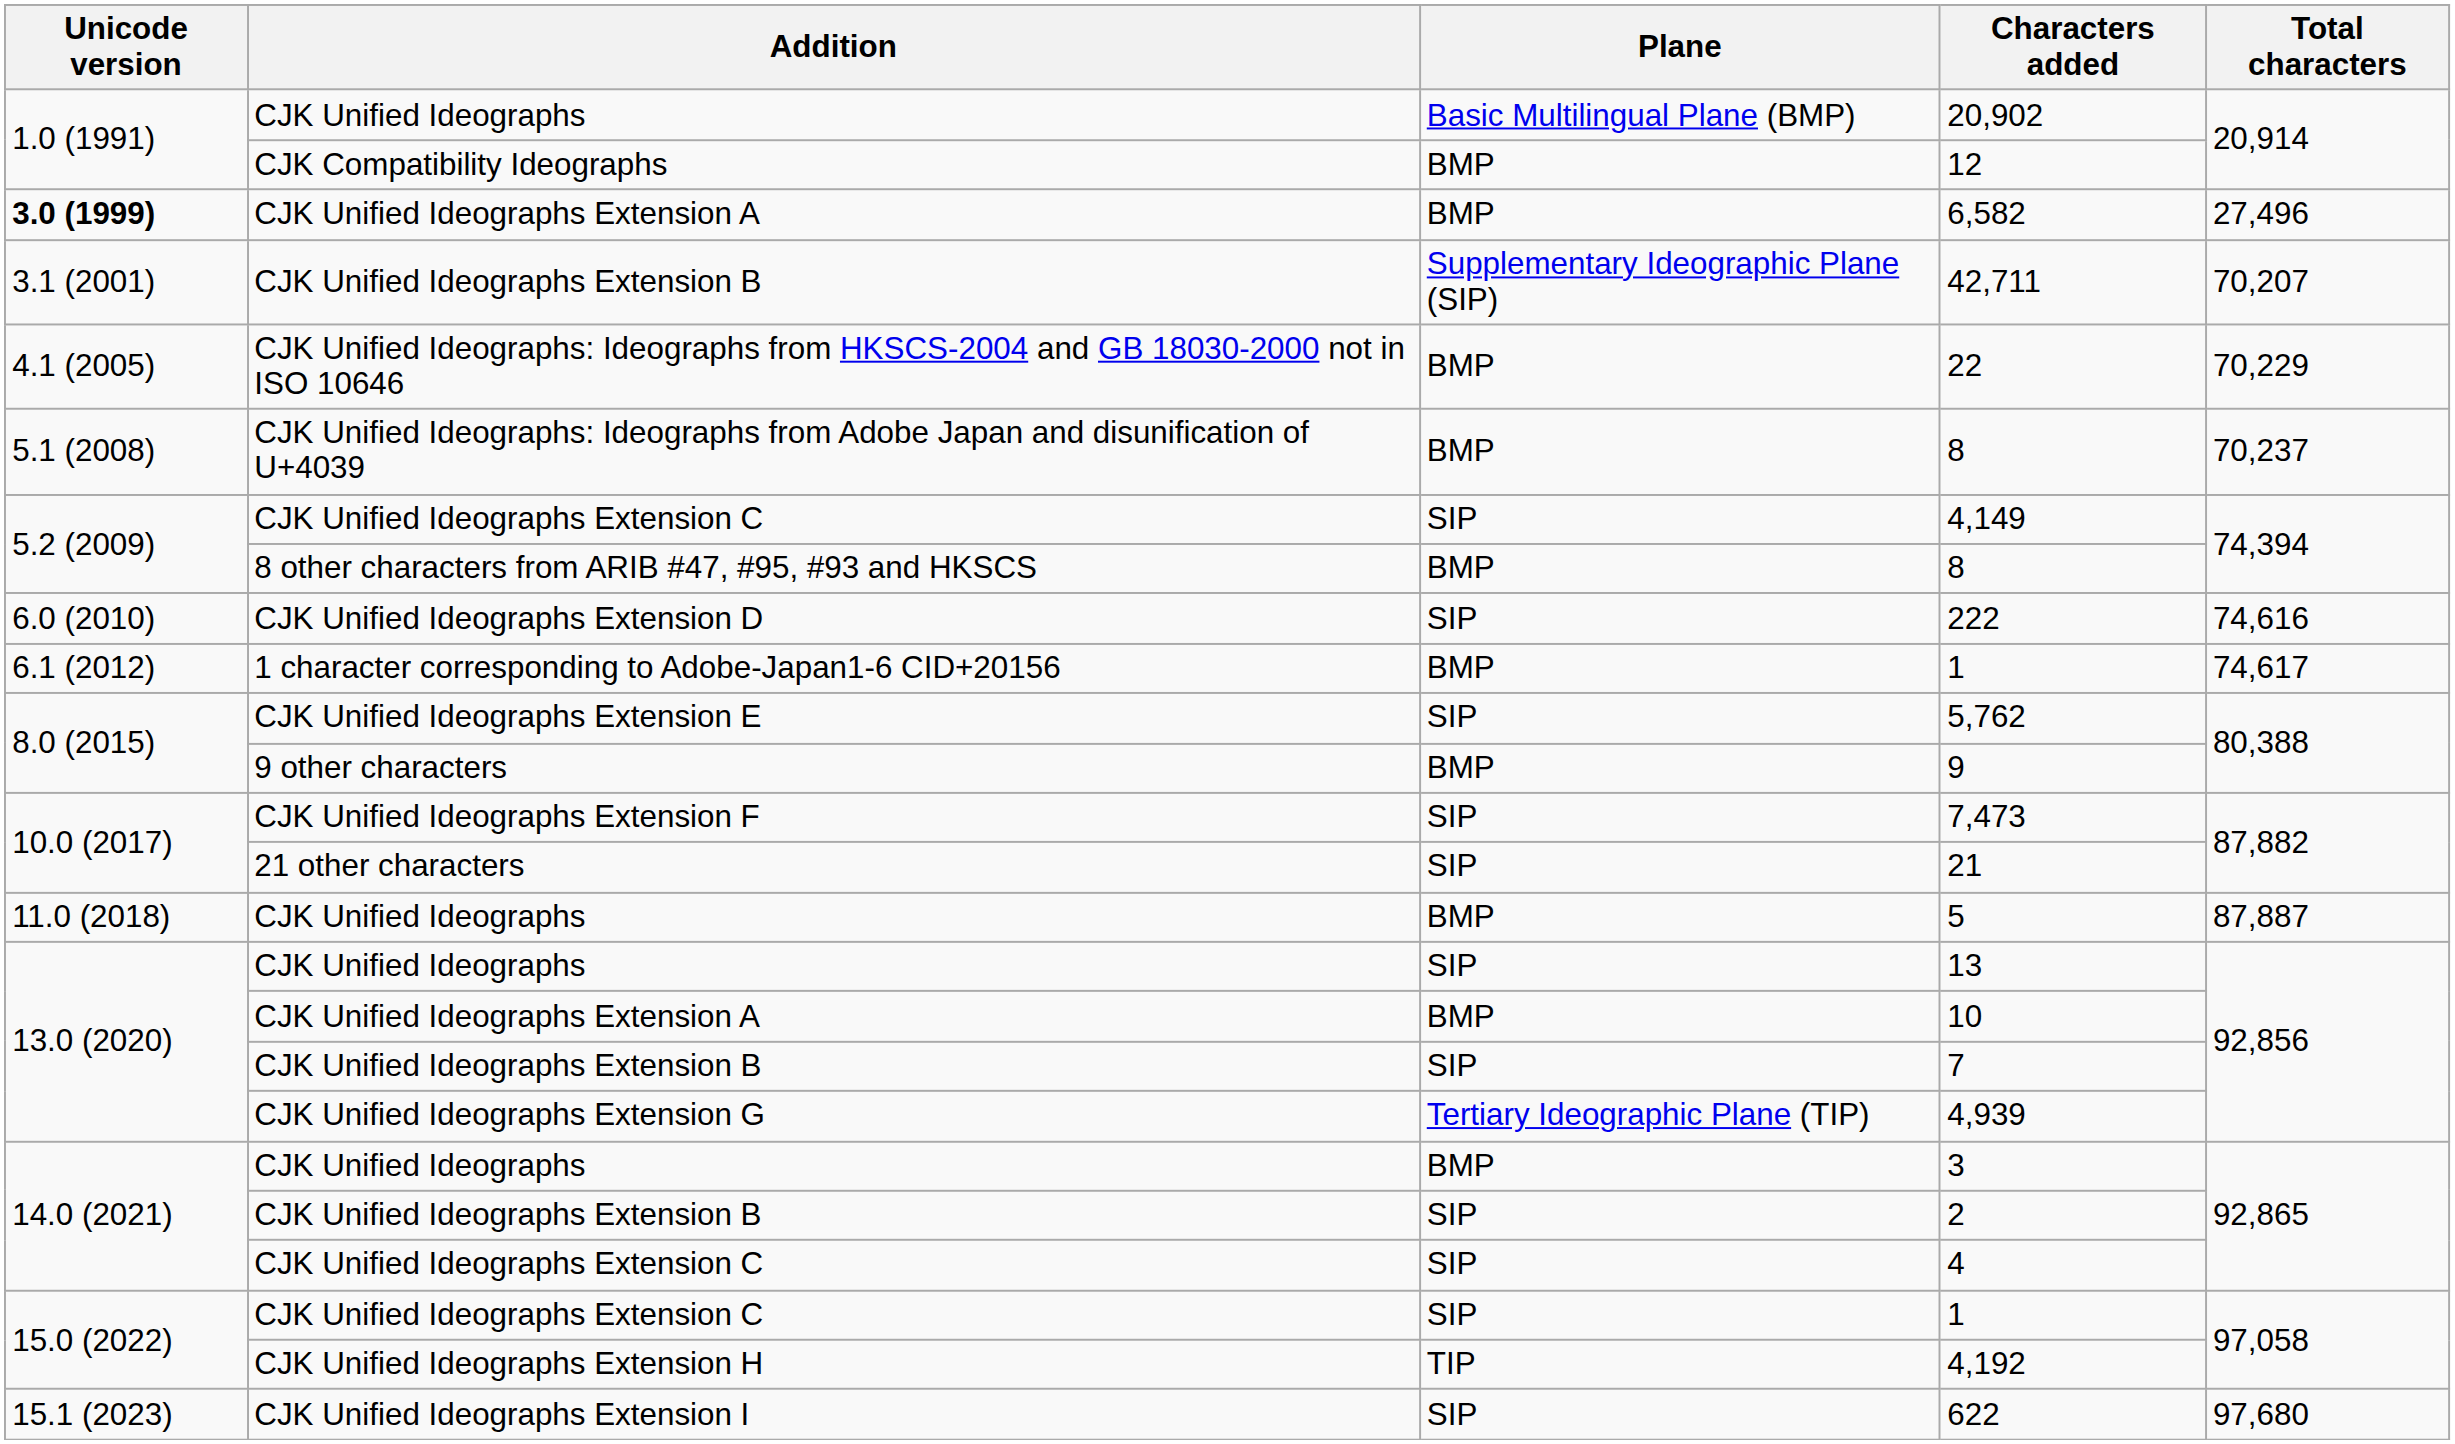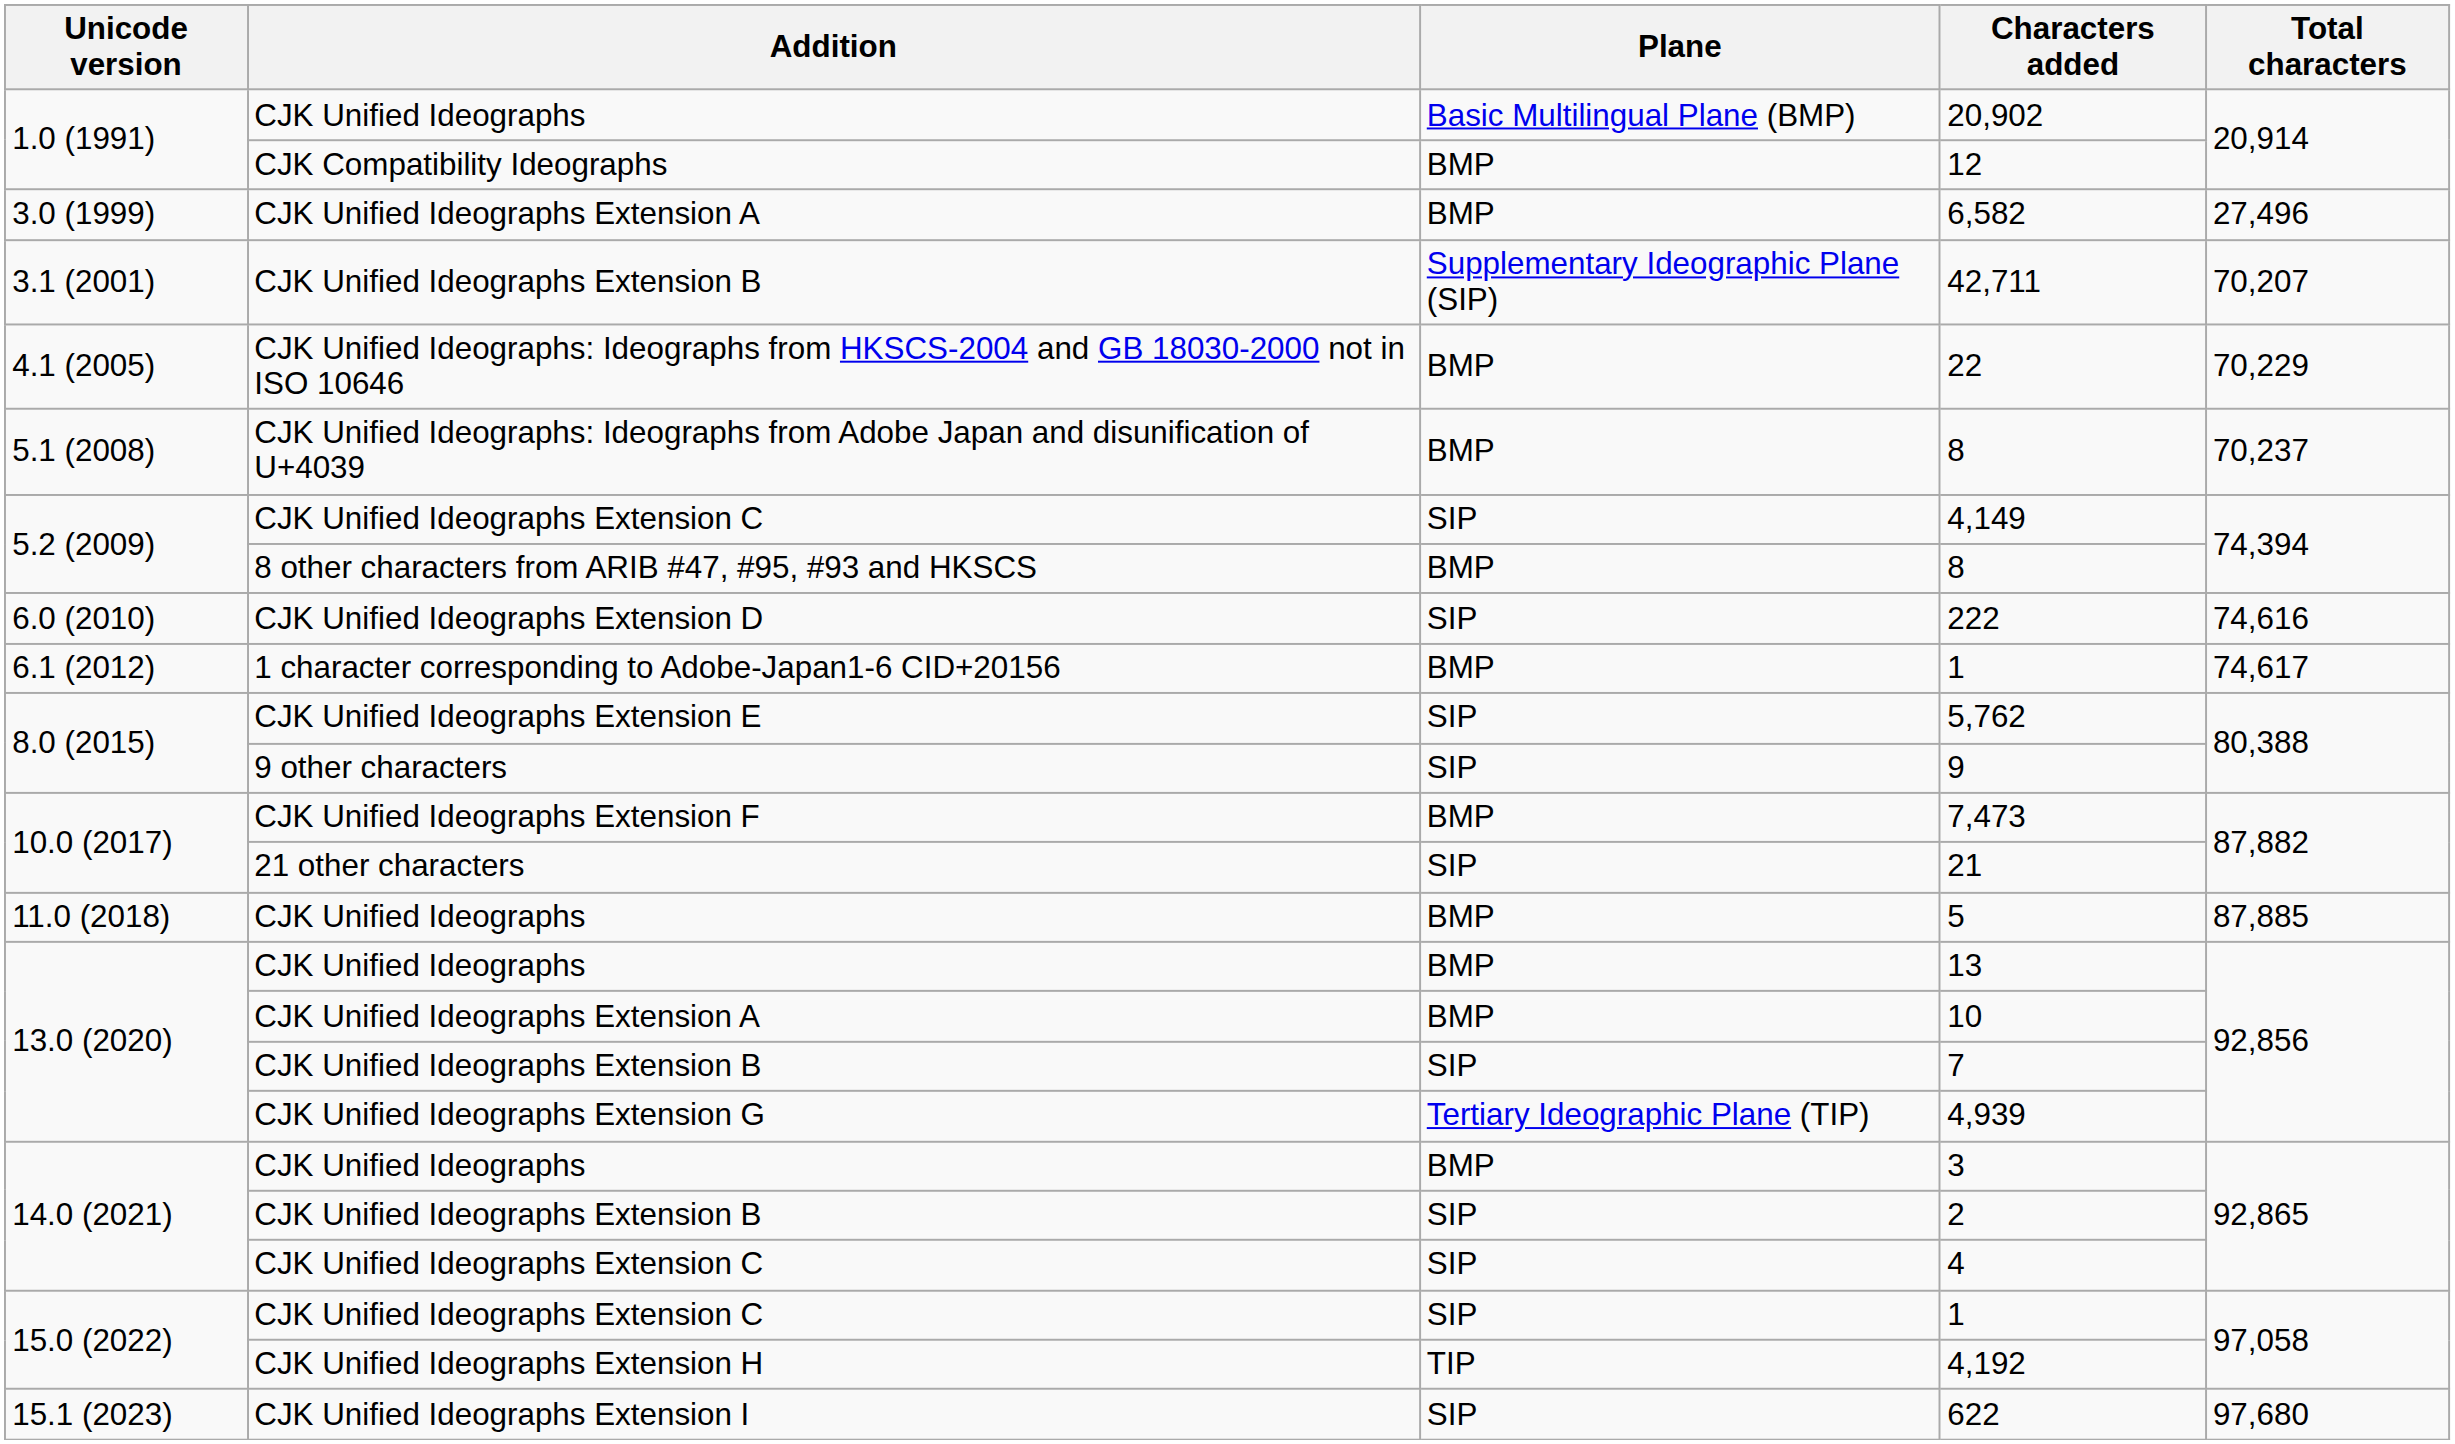(84, 213) bold -> (84, 213) normal
(1461, 767) BMP -> (1452, 767) SIP
(1452, 817) SIP -> (1461, 817) BMP
(2261, 916) 87,887 -> (2261, 916) 87,885
(1452, 966) SIP -> (1461, 966) BMP
